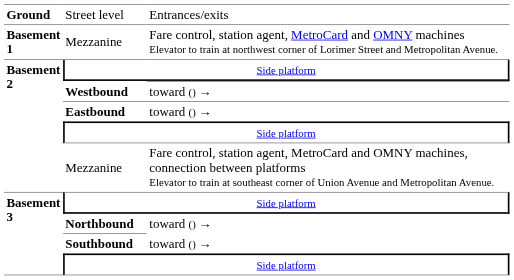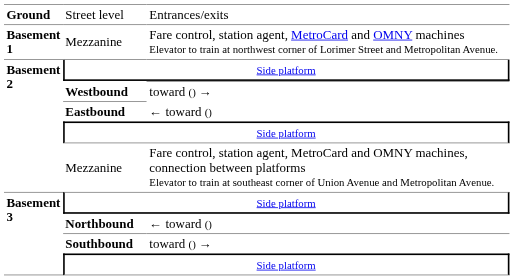(181, 111) toward () → -> (181, 111) ← toward ()
(181, 224) toward () → -> (181, 223) ← toward ()
